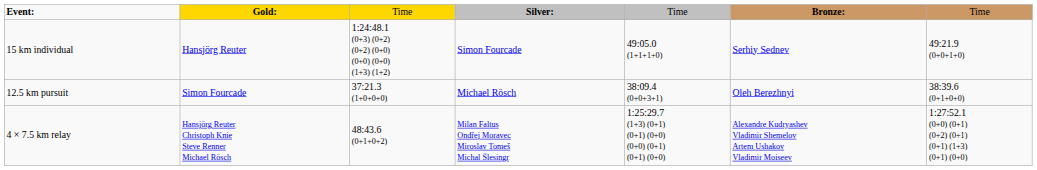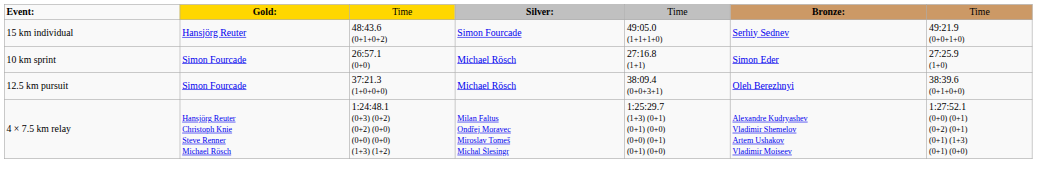(371, 49) 1:24:48.1 (0+3) (0+2) (0+2) (0+0) (0+0) (0+0) (1+3) (1+2) -> (369, 33) 48:43.6 (0+1+0+2)
+ row: (31, 59)
(369, 135) 48:43.6 (0+1+0+2) -> (371, 129) 1:24:48.1 (0+3) (0+2) (0+2) (0+0) (0+0) (0+0) (1+3) (1+2)
